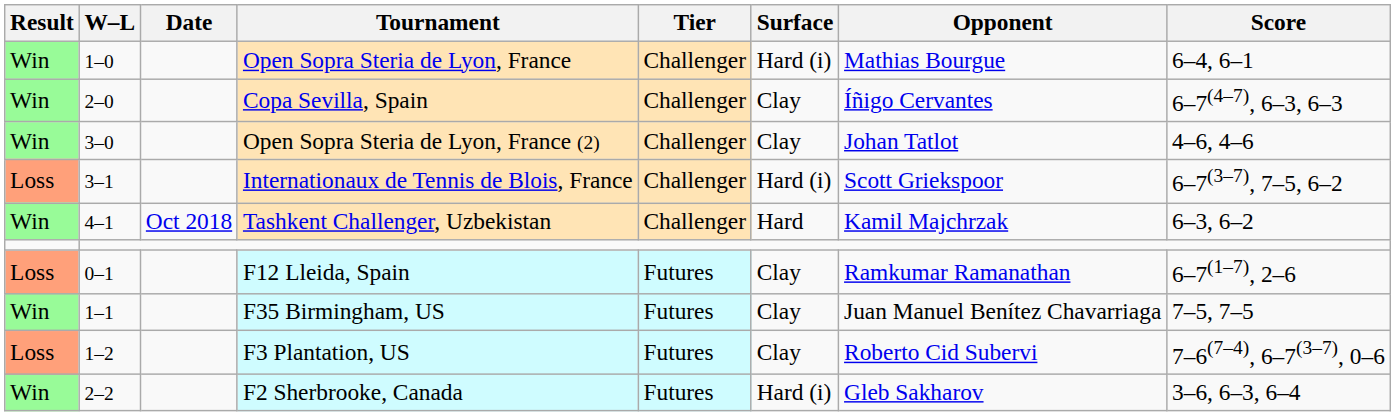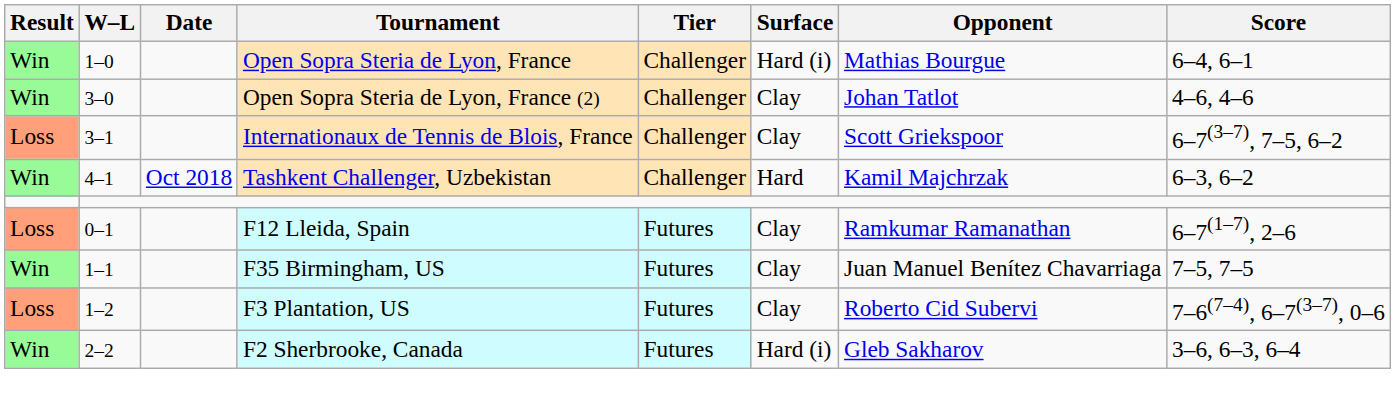- row: (335, 100)
(794, 180) Hard (i) -> (779, 137) Clay
